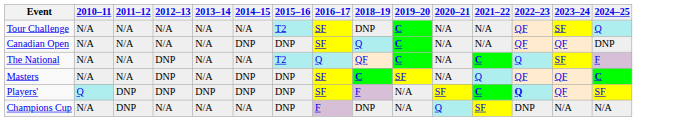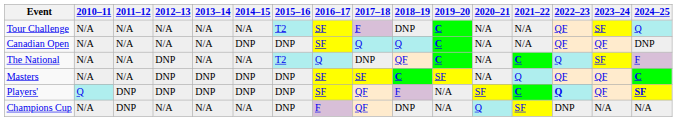+ column: (373, 12)
(204, 76) N/A -> (205, 76) DNP
(600, 92) normal -> (640, 92) bold
